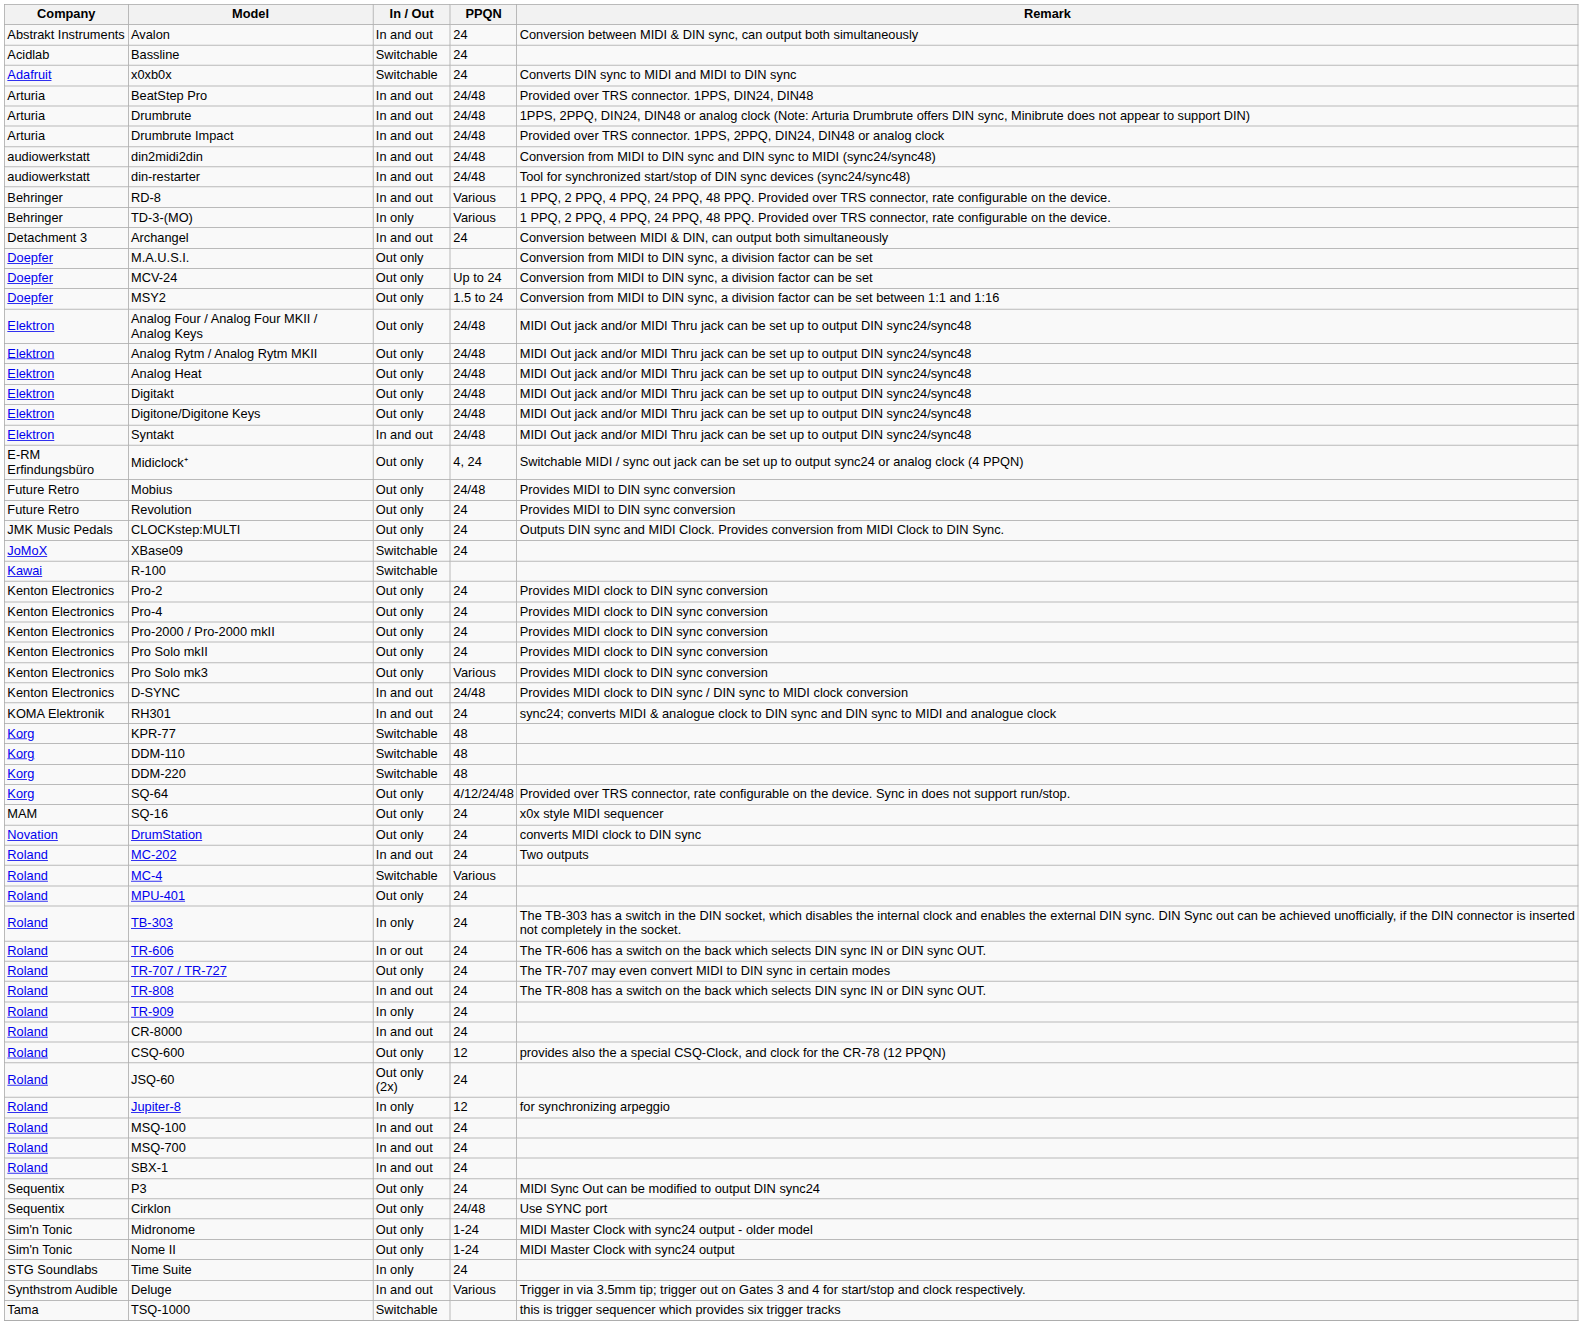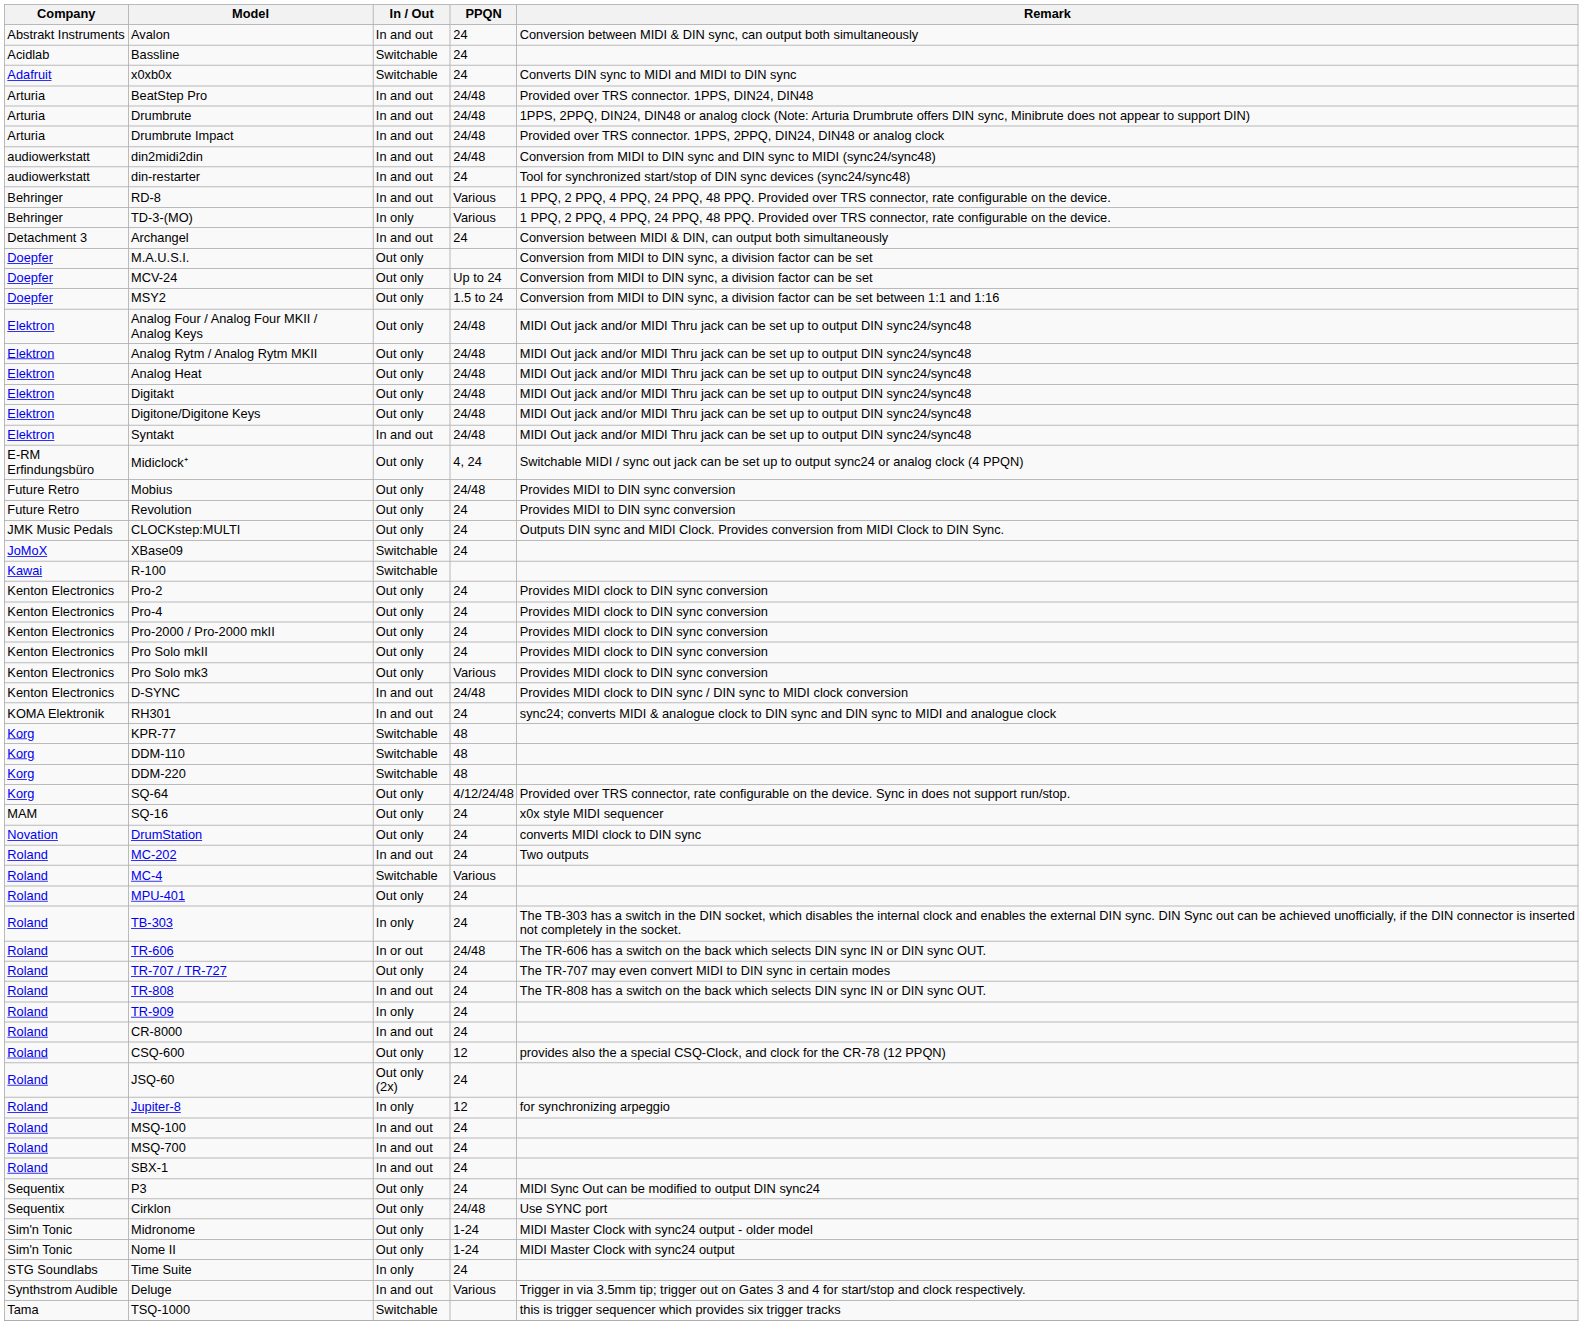(469, 177) 24/48 -> (460, 177) 24
(460, 951) 24 -> (469, 951) 24/48
